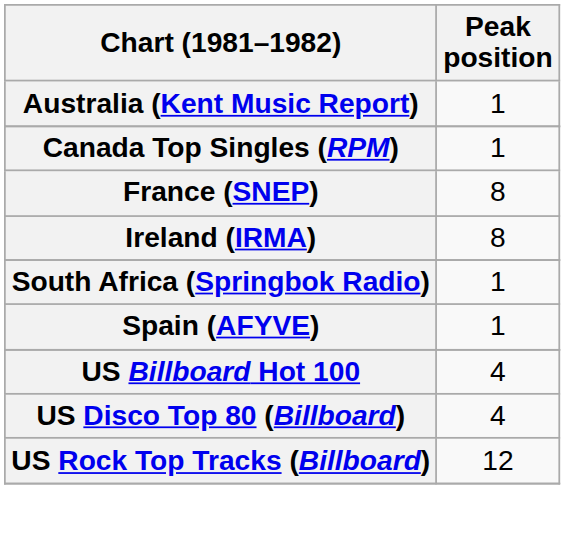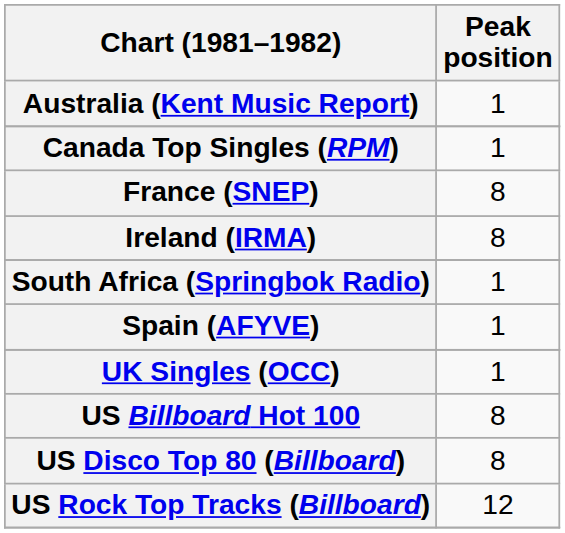+ row: (221, 371)
(498, 371) 4 -> (498, 415) 8
(498, 415) 4 -> (498, 460) 8
